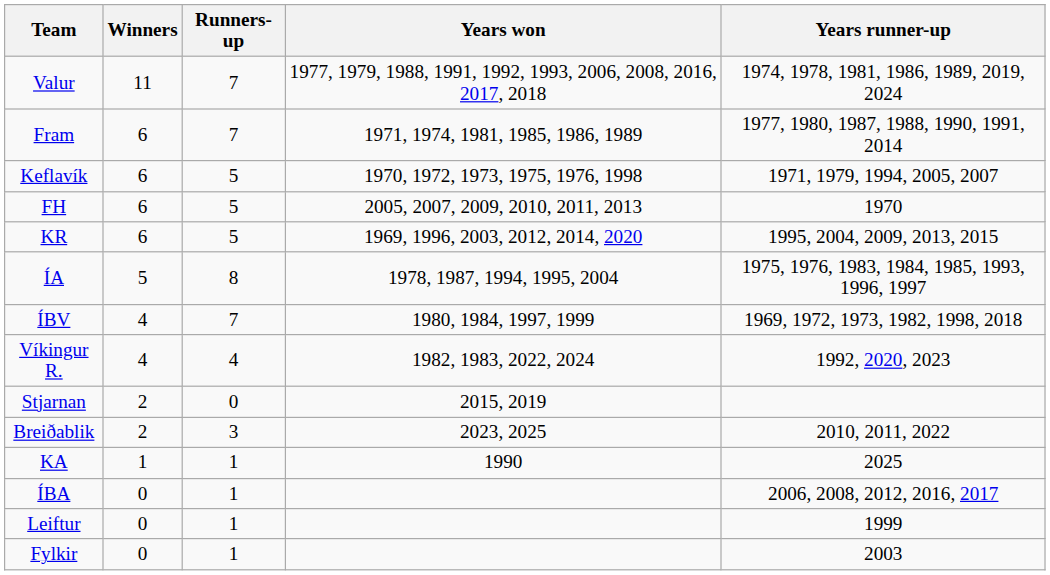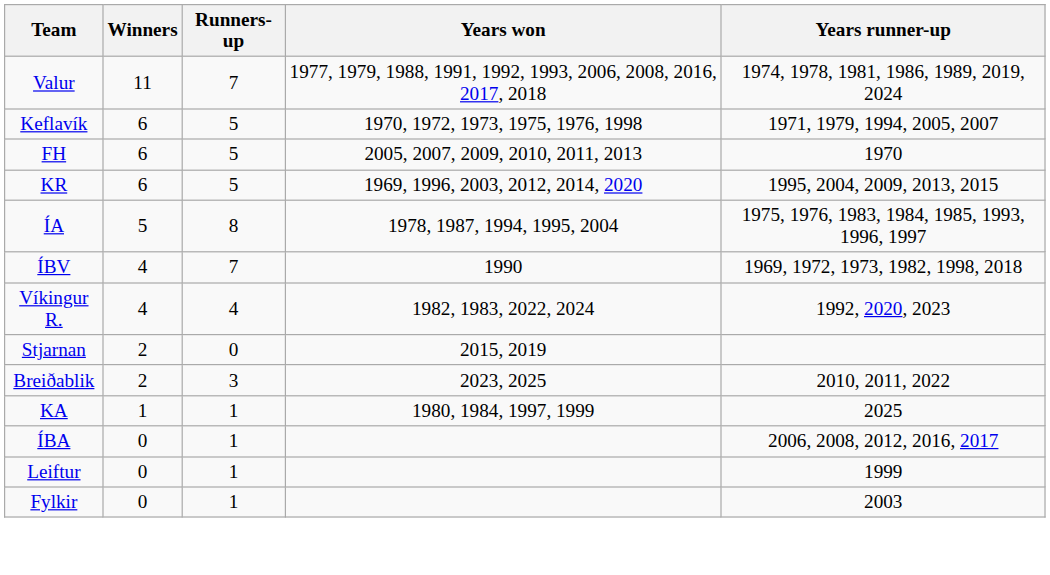- row: (54, 134)
(503, 319) 1980, 1984, 1997, 1999 -> (503, 267) 1990
(503, 462) 1990 -> (503, 410) 1980, 1984, 1997, 1999
